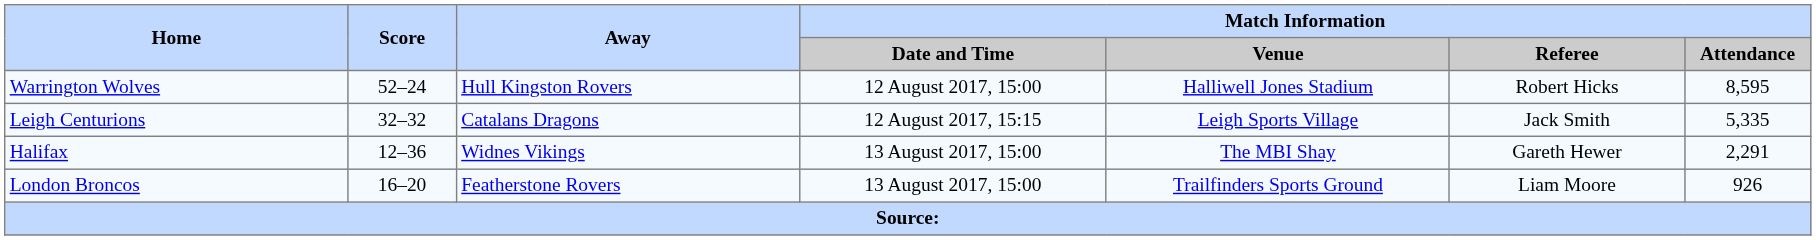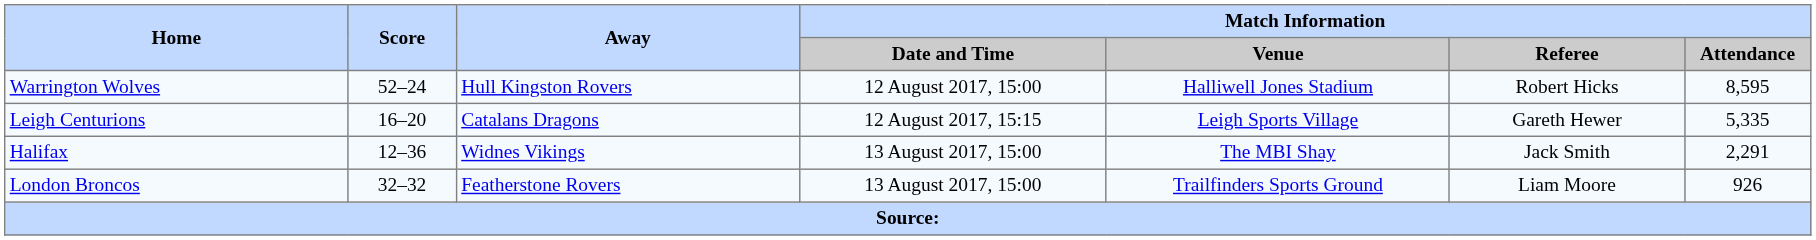(402, 119) 32–32 -> (402, 119) 16–20
(1567, 119) Jack Smith -> (1567, 119) Gareth Hewer
(1567, 152) Gareth Hewer -> (1567, 152) Jack Smith
(402, 185) 16–20 -> (402, 185) 32–32
